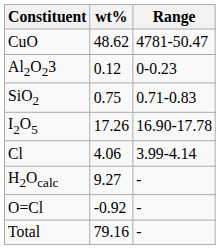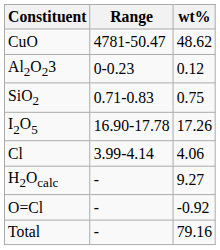columns swapped: (111, 16) <-> (174, 16)
